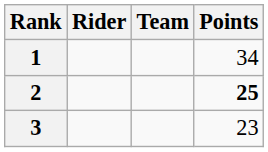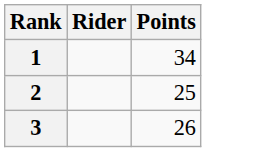- column: (163, 22)
(247, 92) bold -> (185, 92) normal
(247, 127) 23 -> (185, 127) 26
